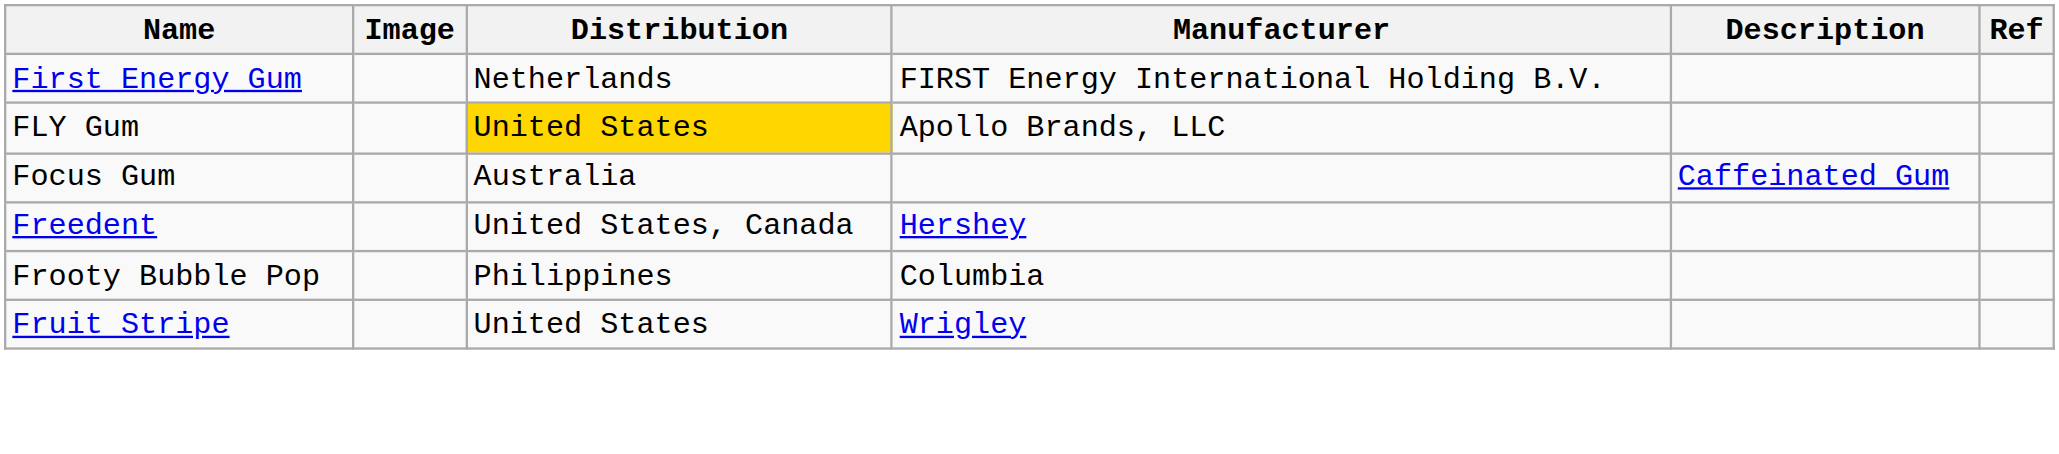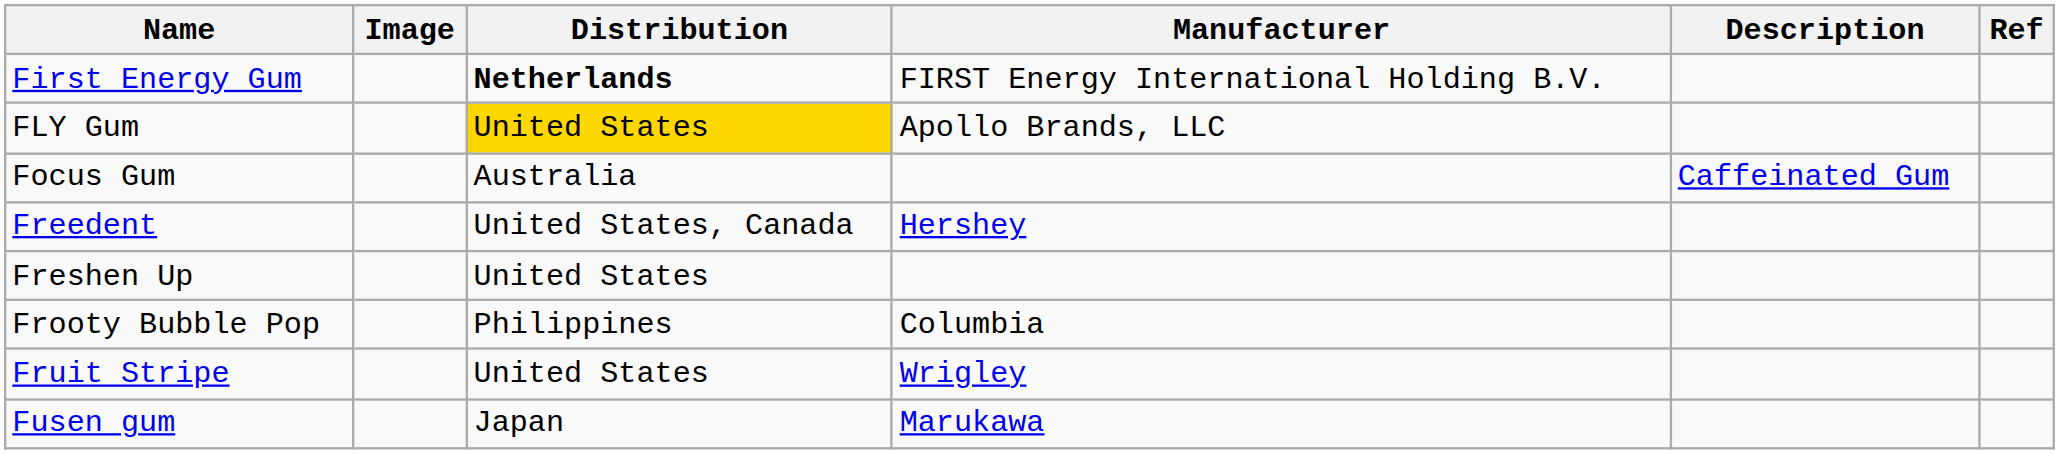(573, 79) normal -> (573, 79) bold
+ row: (103, 276)
+ row: (94, 423)
